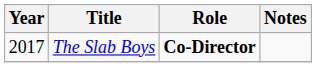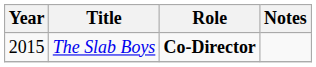(27, 47) 2017 -> (27, 47) 2015
